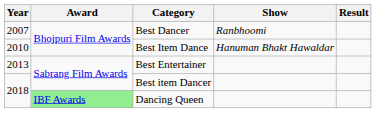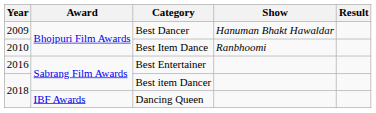(18, 30) 2007 -> (18, 30) 2009
(241, 30) Ranbhoomi -> (275, 30) Hanuman Bhakt Hawaldar
(275, 47) Hanuman Bhakt Hawaldar -> (241, 47) Ranbhoomi
(18, 64) 2013 -> (18, 64) 2016
(60, 99) lightgreen background -> (60, 99) no background
